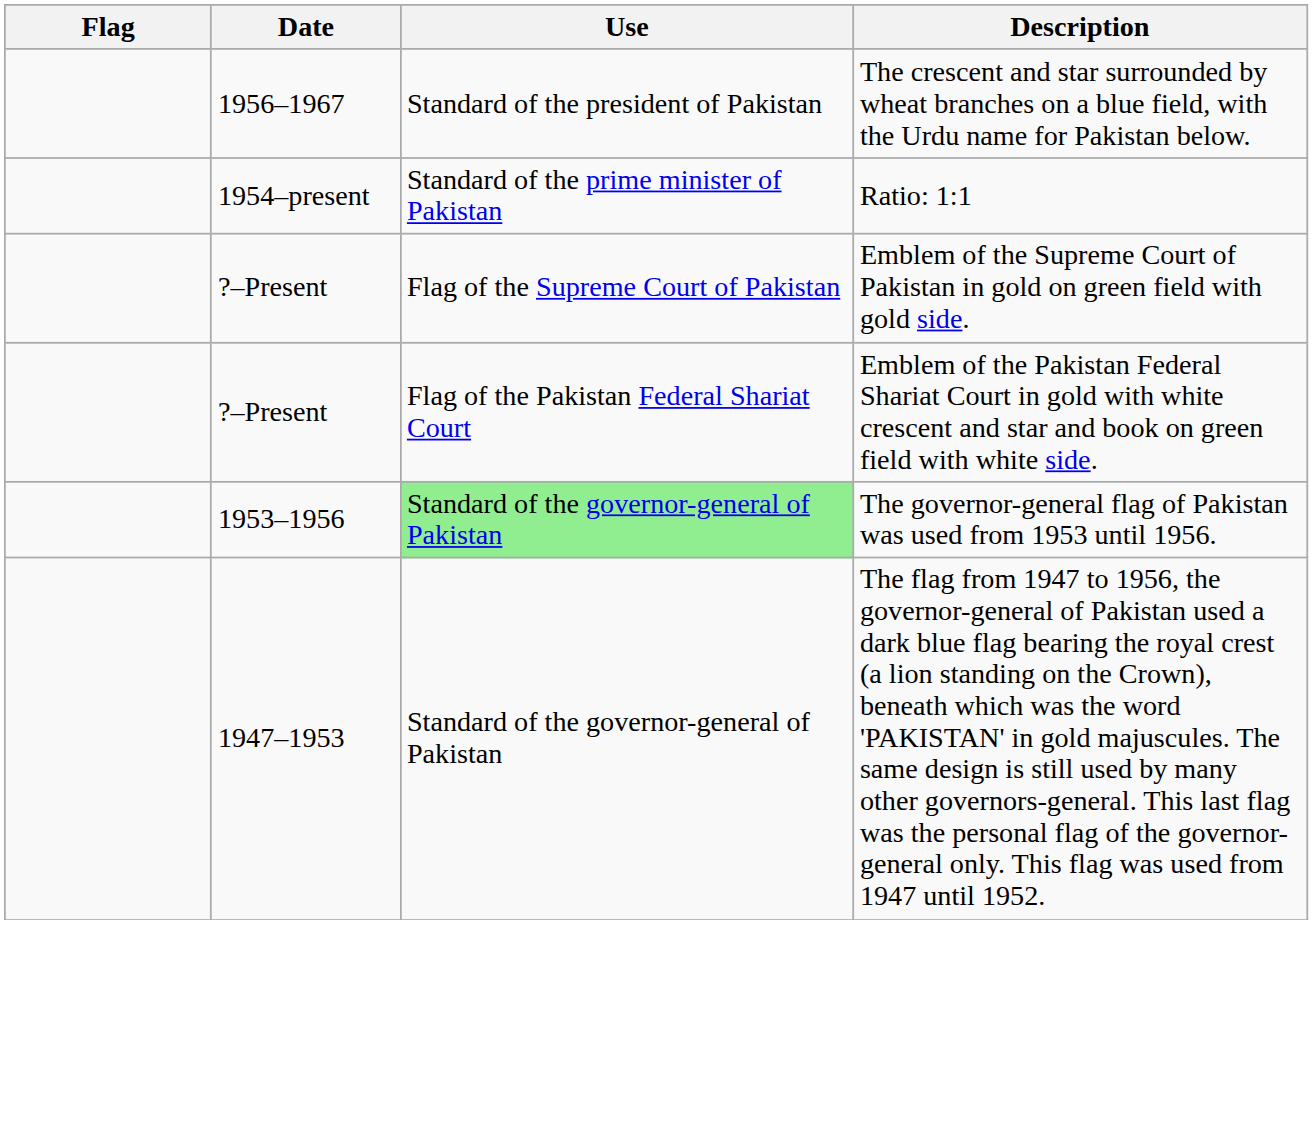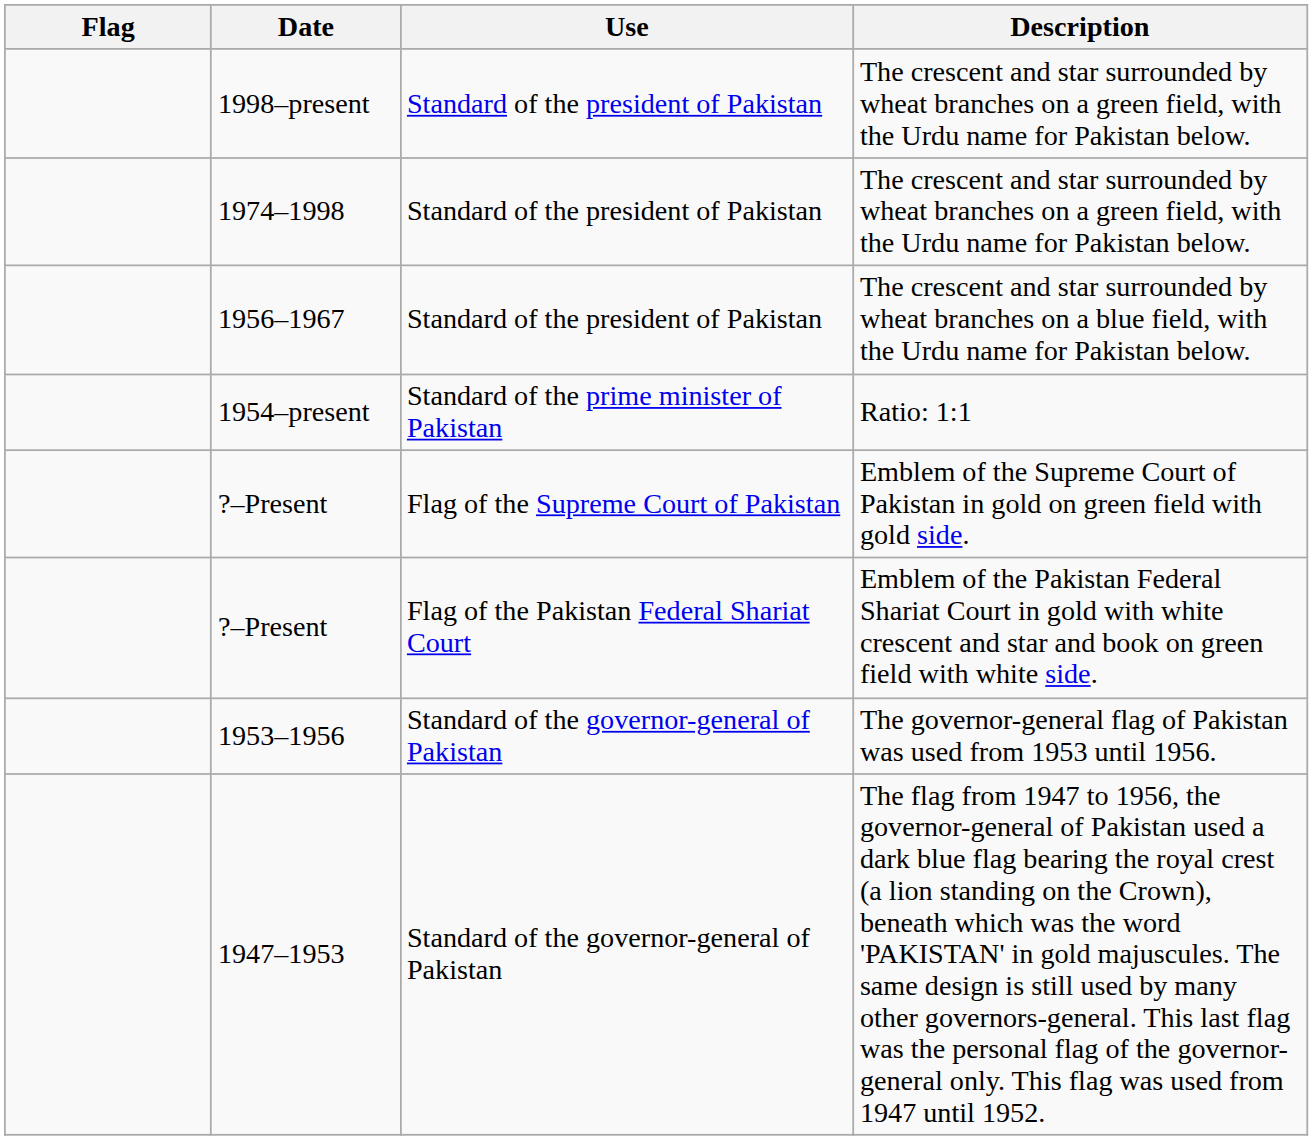+ row: (294, 103)
+ row: (281, 211)
(608, 519) lightgreen background -> (608, 735) no background
